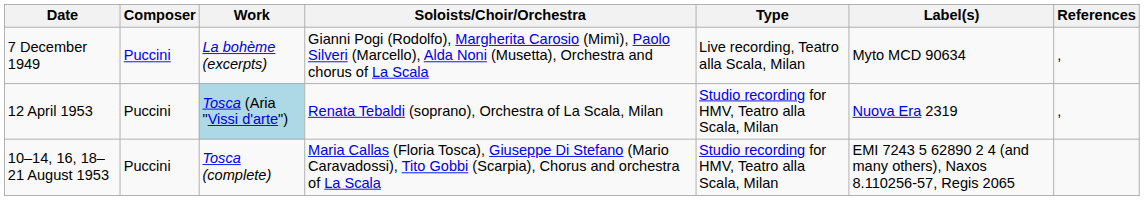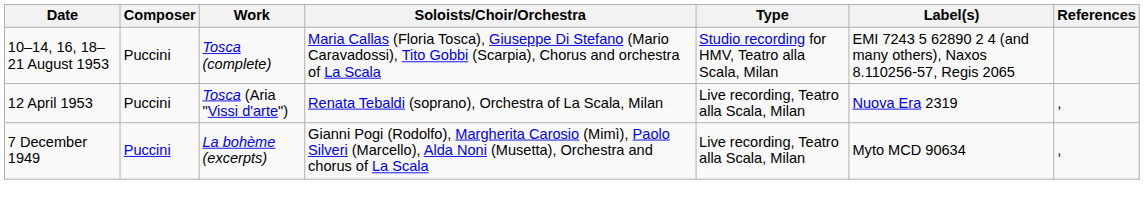rows swapped: (47, 55) <-> (58, 167)
(245, 111) lightblue background -> (245, 103) no background
(763, 111) Studio recording for HMV, Teatro alla Scala, Milan -> (769, 103) Live recording, Teatro alla Scala, Milan
